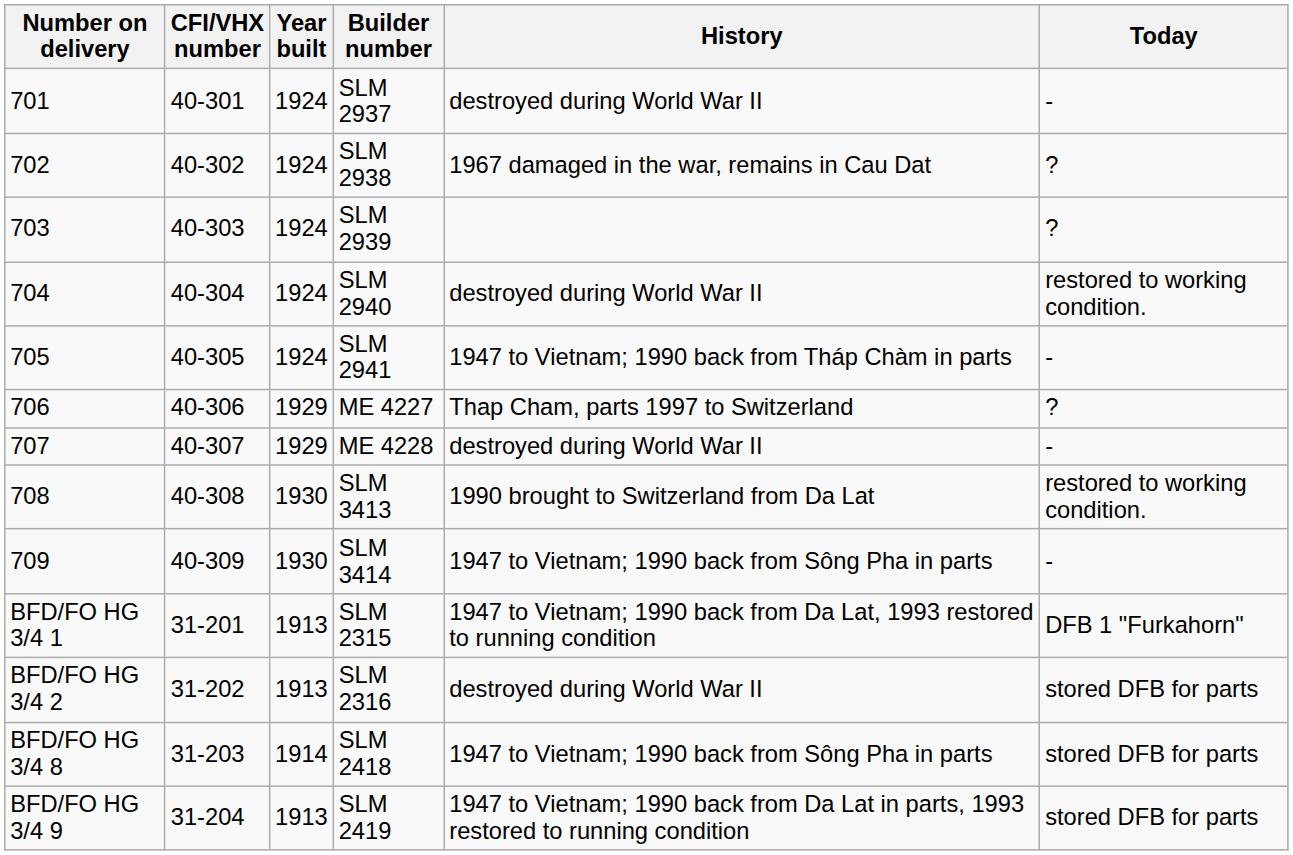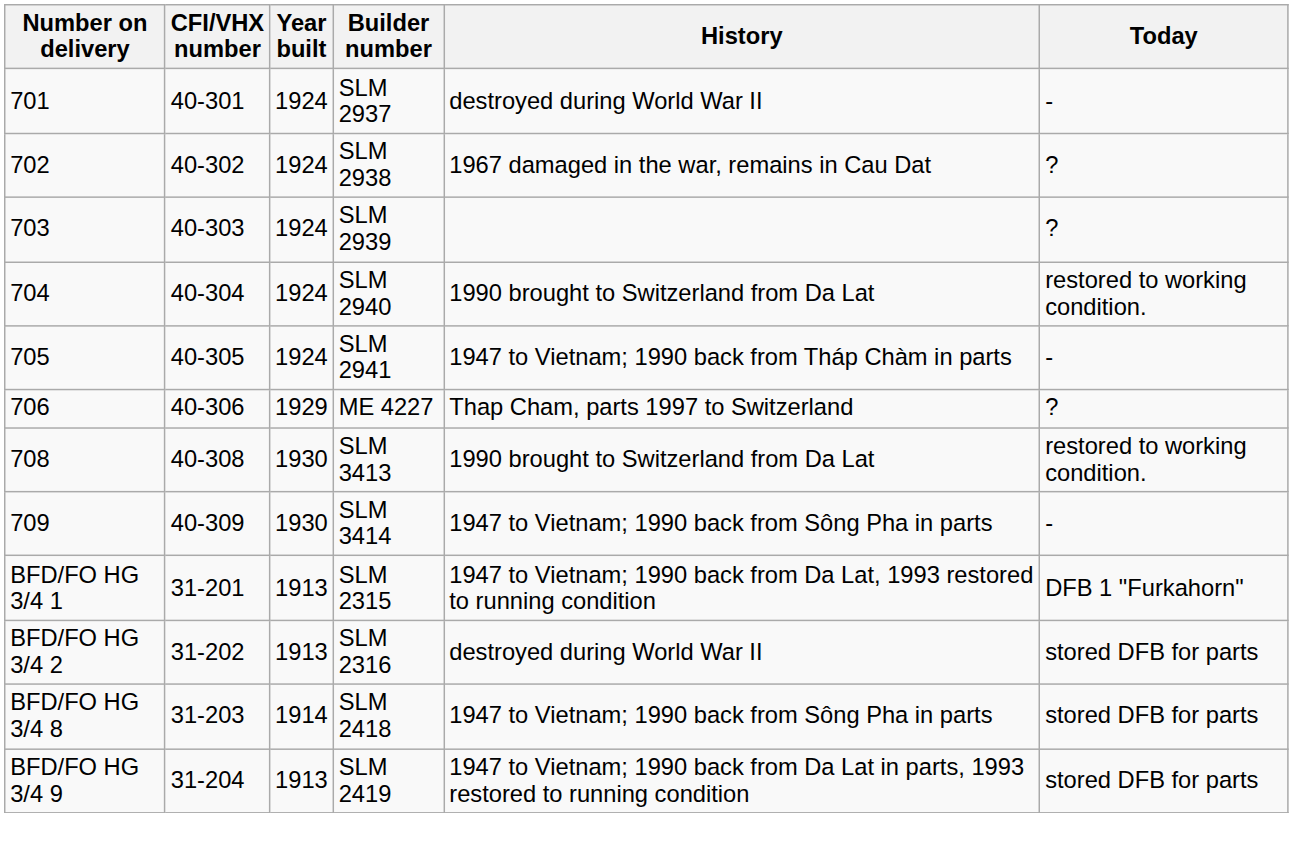(606, 293) destroyed during World War II -> (662, 293) 1990 brought to Switzerland from Da Lat
- row: (386, 446)
